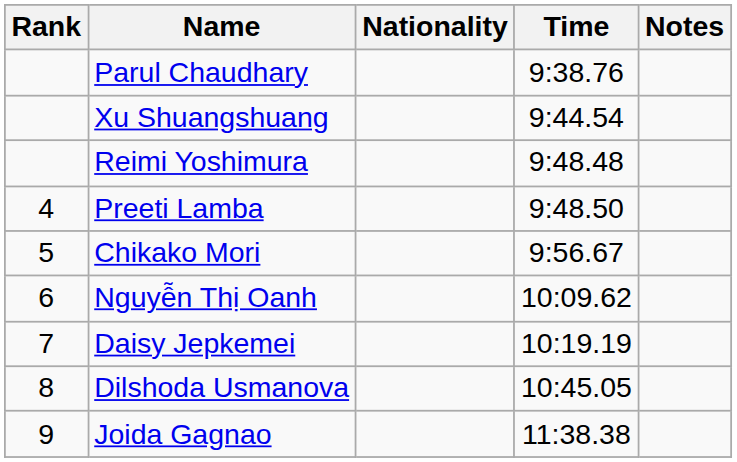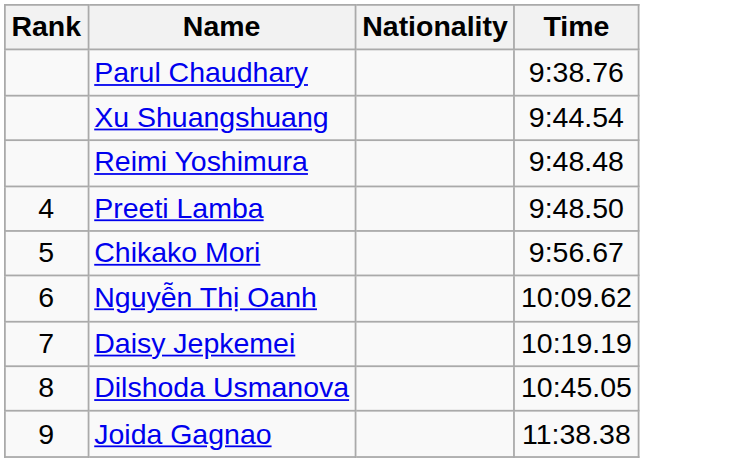- column: (685, 27)
